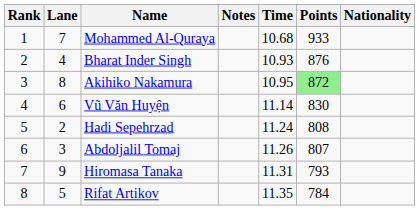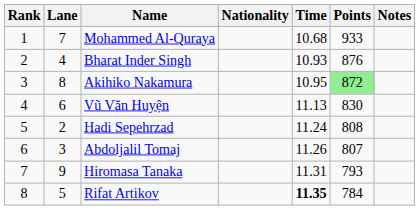columns swapped: (378, 15) <-> (238, 15)
(278, 104) 11.14 -> (311, 104) 11.13
(278, 194) normal -> (311, 194) bold
